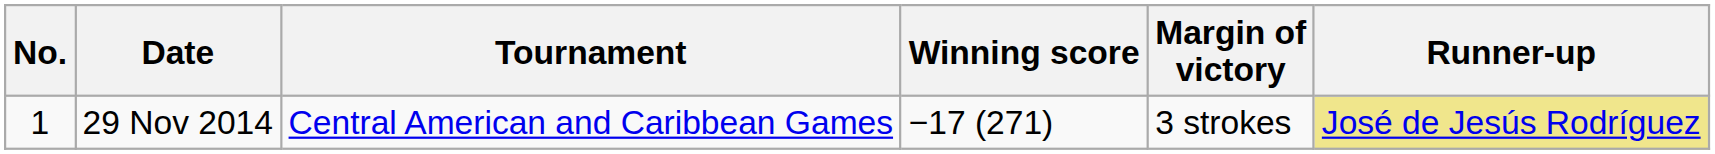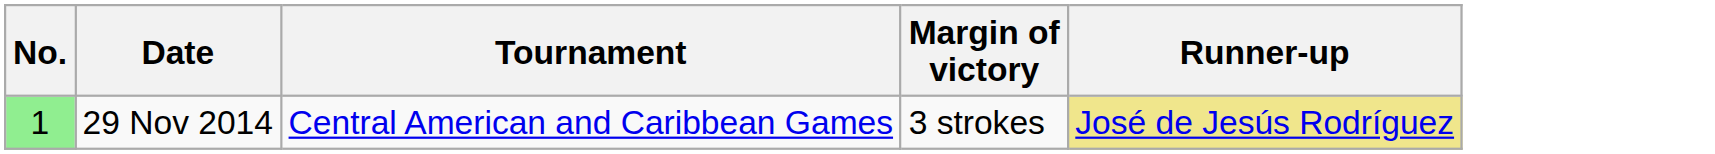- column: (1024, 51)
(40, 123) no background -> (40, 123) lightgreen background
